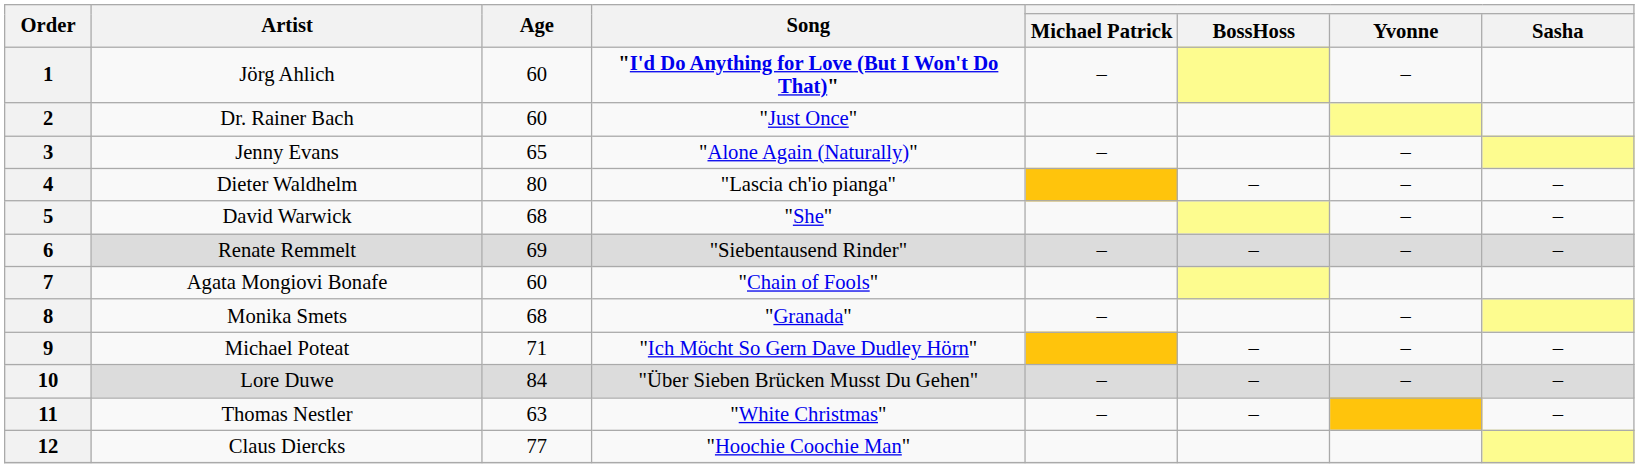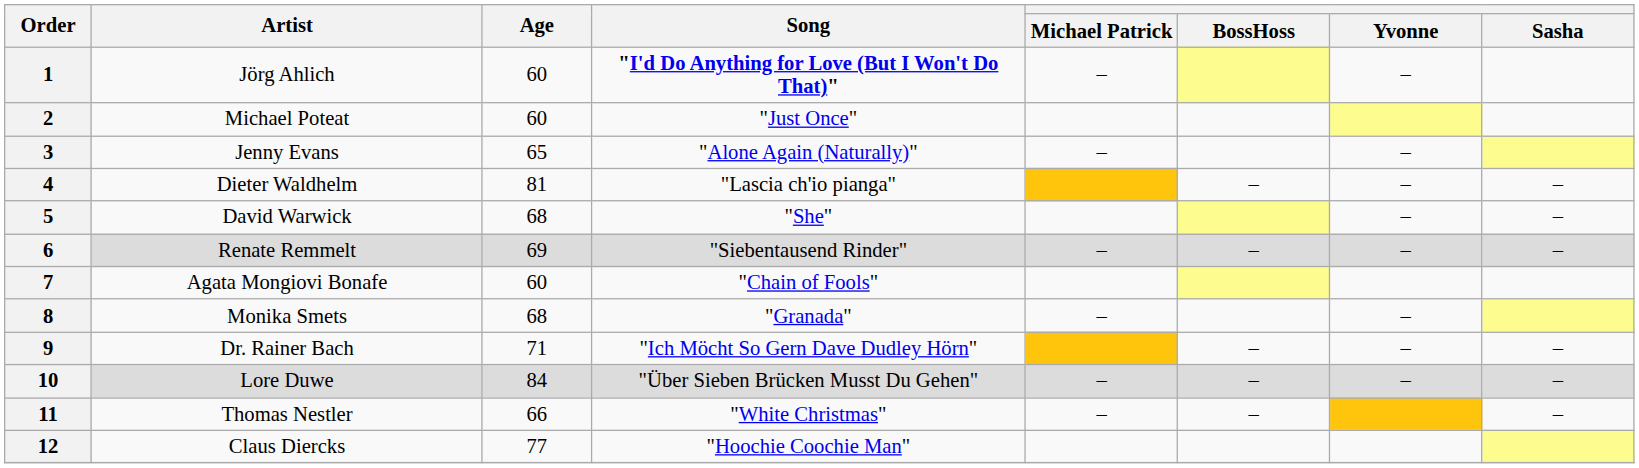(287, 119) Dr. Rainer Bach -> (287, 119) Michael Poteat
(537, 184) 80 -> (537, 184) 81
(287, 348) Michael Poteat -> (287, 348) Dr. Rainer Bach
(537, 413) 63 -> (537, 413) 66
